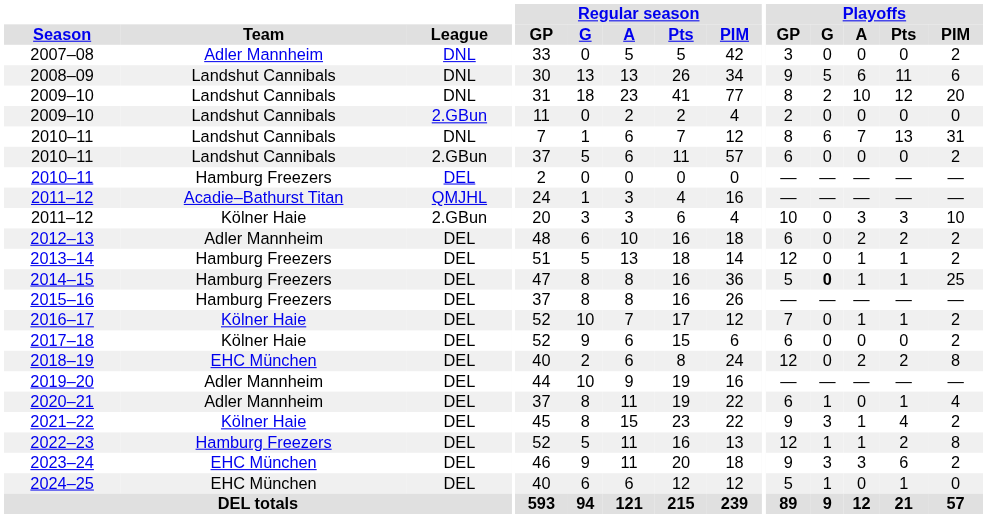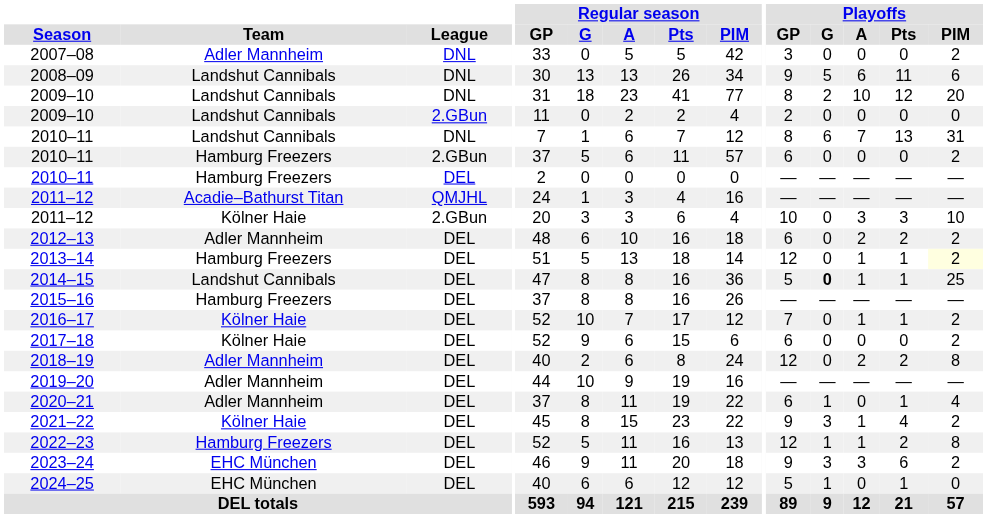(264, 156) Landshut Cannibals -> (264, 156) Hamburg Freezers
(956, 258) no background -> (956, 258) lightyellow background
(264, 279) Hamburg Freezers -> (264, 279) Landshut Cannibals
(264, 360) EHC München -> (264, 360) Adler Mannheim
